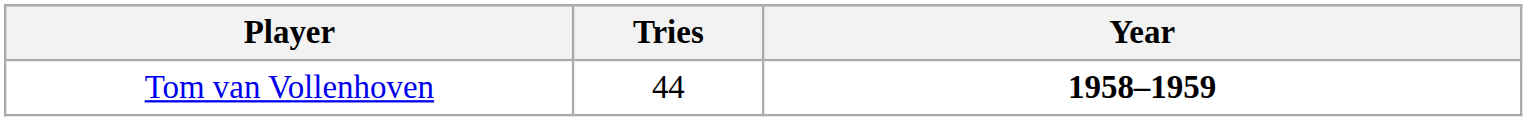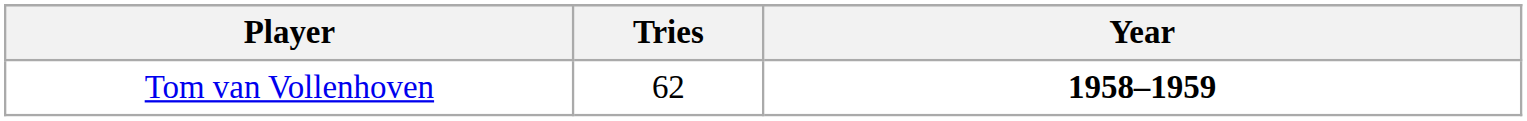(668, 86) 44 -> (668, 86) 62
